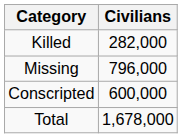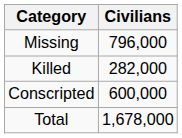rows swapped: (51, 42) <-> (51, 68)
